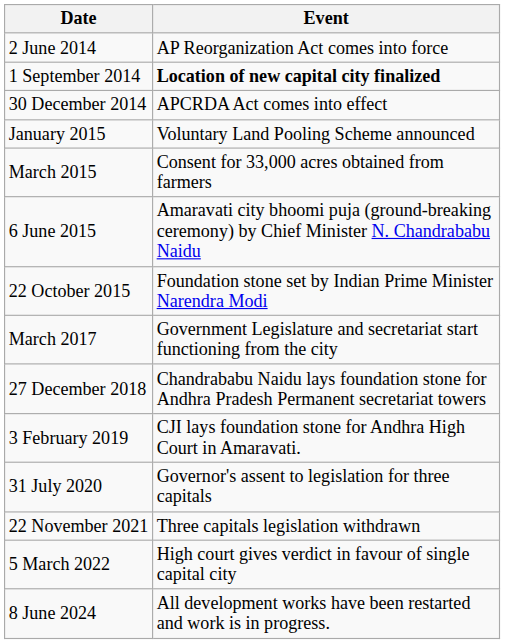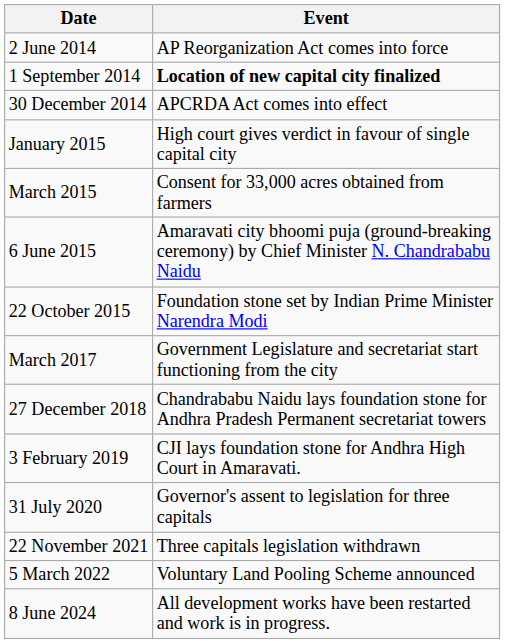(316, 133) Voluntary Land Pooling Scheme announced -> (313, 143) High court gives verdict in favour of single capital city
(313, 564) High court gives verdict in favour of single capital city -> (316, 574) Voluntary Land Pooling Scheme announced
